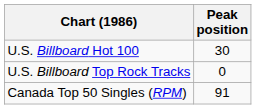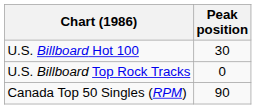(222, 93) 91 -> (222, 93) 90
